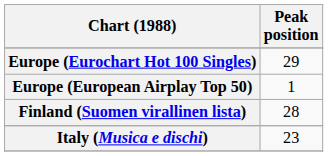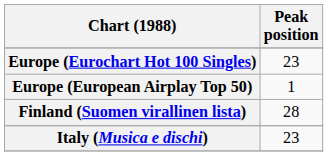(291, 61) 29 -> (291, 61) 23
